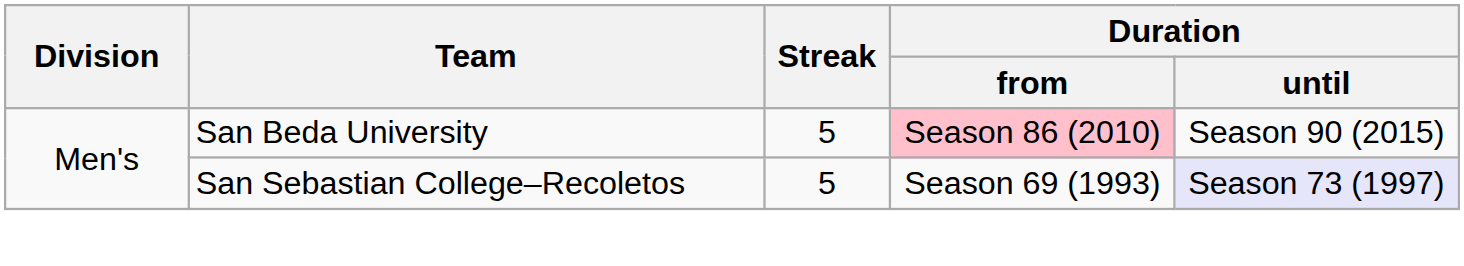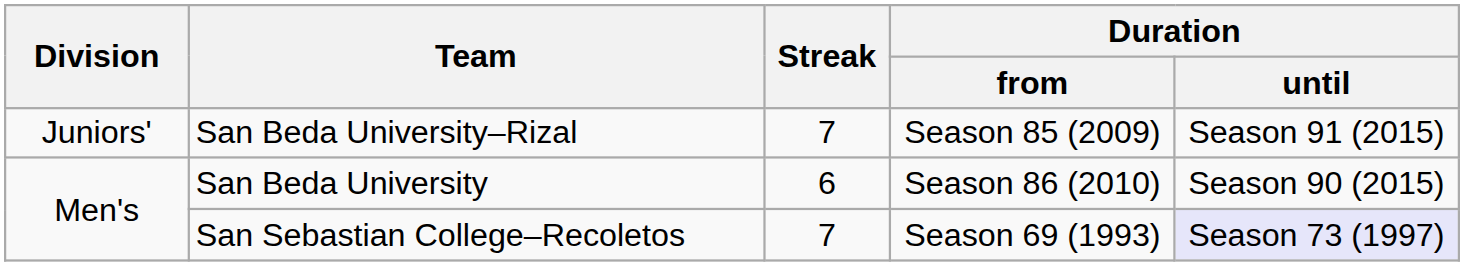+ row: (387, 133)
(827, 133) 5 -> (827, 184) 6
(1032, 133) pink background -> (1032, 184) no background
(827, 184) 5 -> (827, 235) 7
